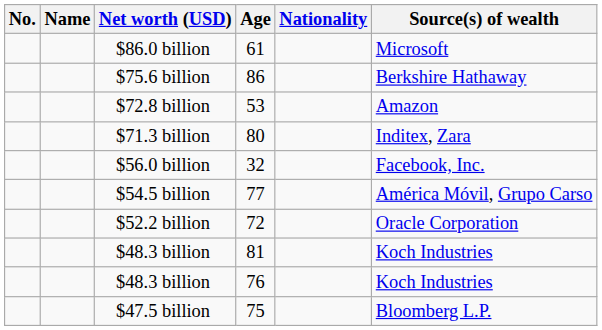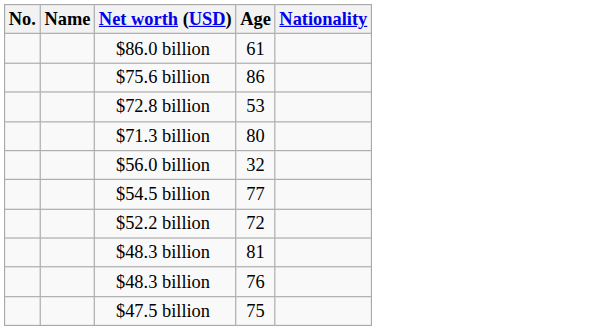- column: (484, 19)
